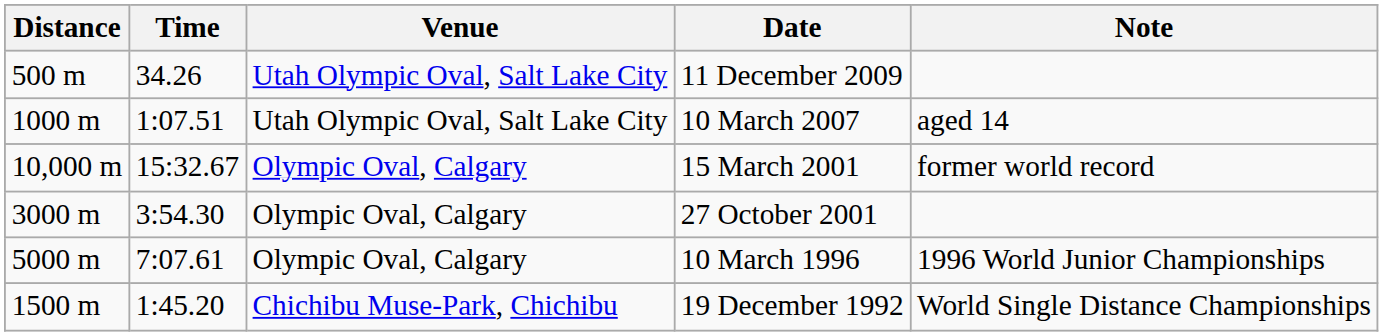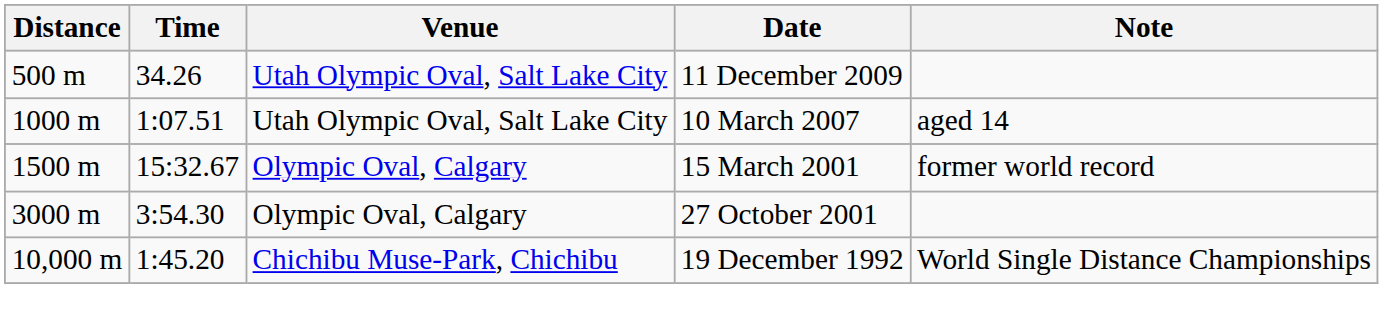(67, 167) 10,000 m -> (56, 167) 1500 m
- row: (770, 259)
(56, 306) 1500 m -> (67, 259) 10,000 m
